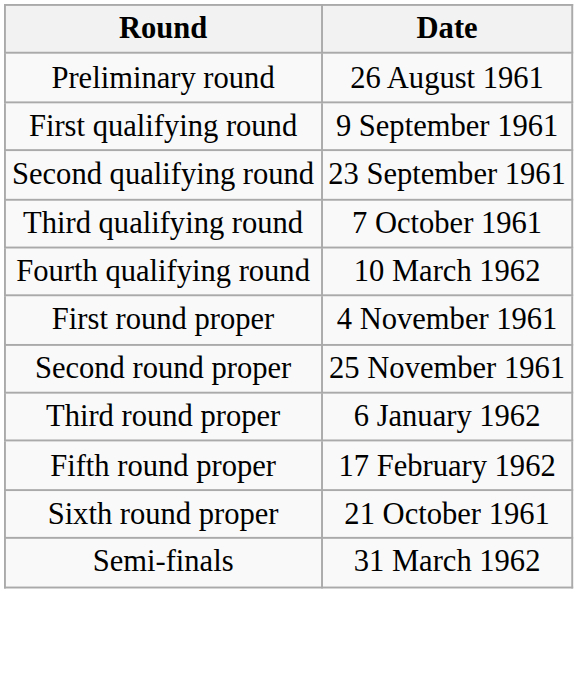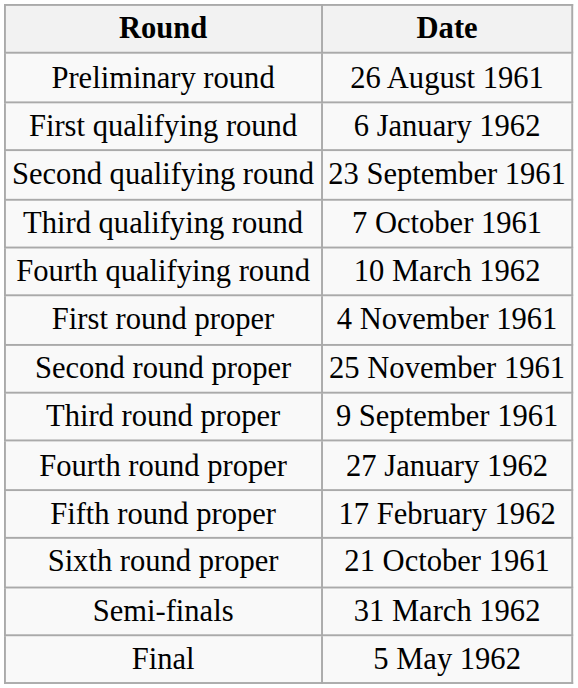(447, 125) 9 September 1961 -> (447, 125) 6 January 1962
(447, 416) 6 January 1962 -> (447, 416) 9 September 1961
+ row: (163, 464)
+ row: (163, 658)
